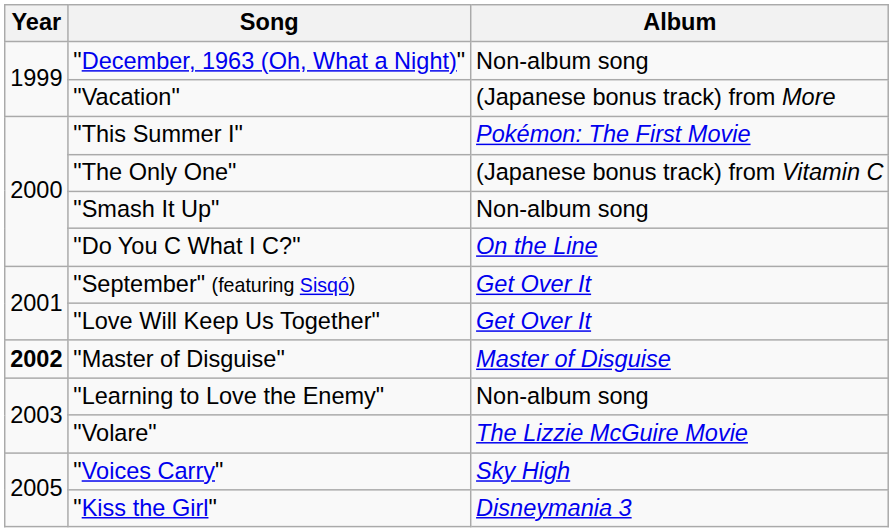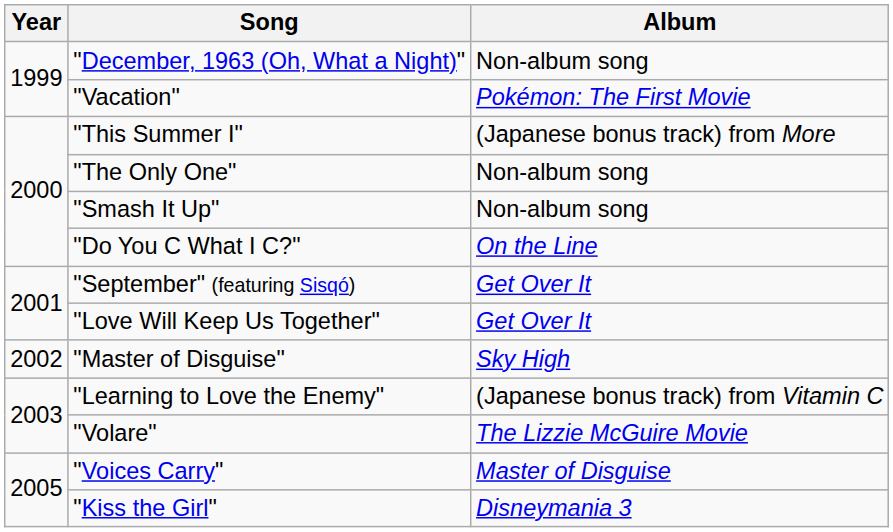(656, 97) (Japanese bonus track) from More -> (613, 97) Pokémon: The First Movie
(613, 135) Pokémon: The First Movie -> (656, 135) (Japanese bonus track) from More
(680, 172) (Japanese bonus track) from Vitamin C -> (562, 172) Non-album song
(36, 358) bold -> (36, 358) normal
(573, 358) Master of Disguise -> (523, 358) Sky High
(562, 396) Non-album song -> (680, 396) (Japanese bonus track) from Vitamin C
(523, 470) Sky High -> (573, 470) Master of Disguise
